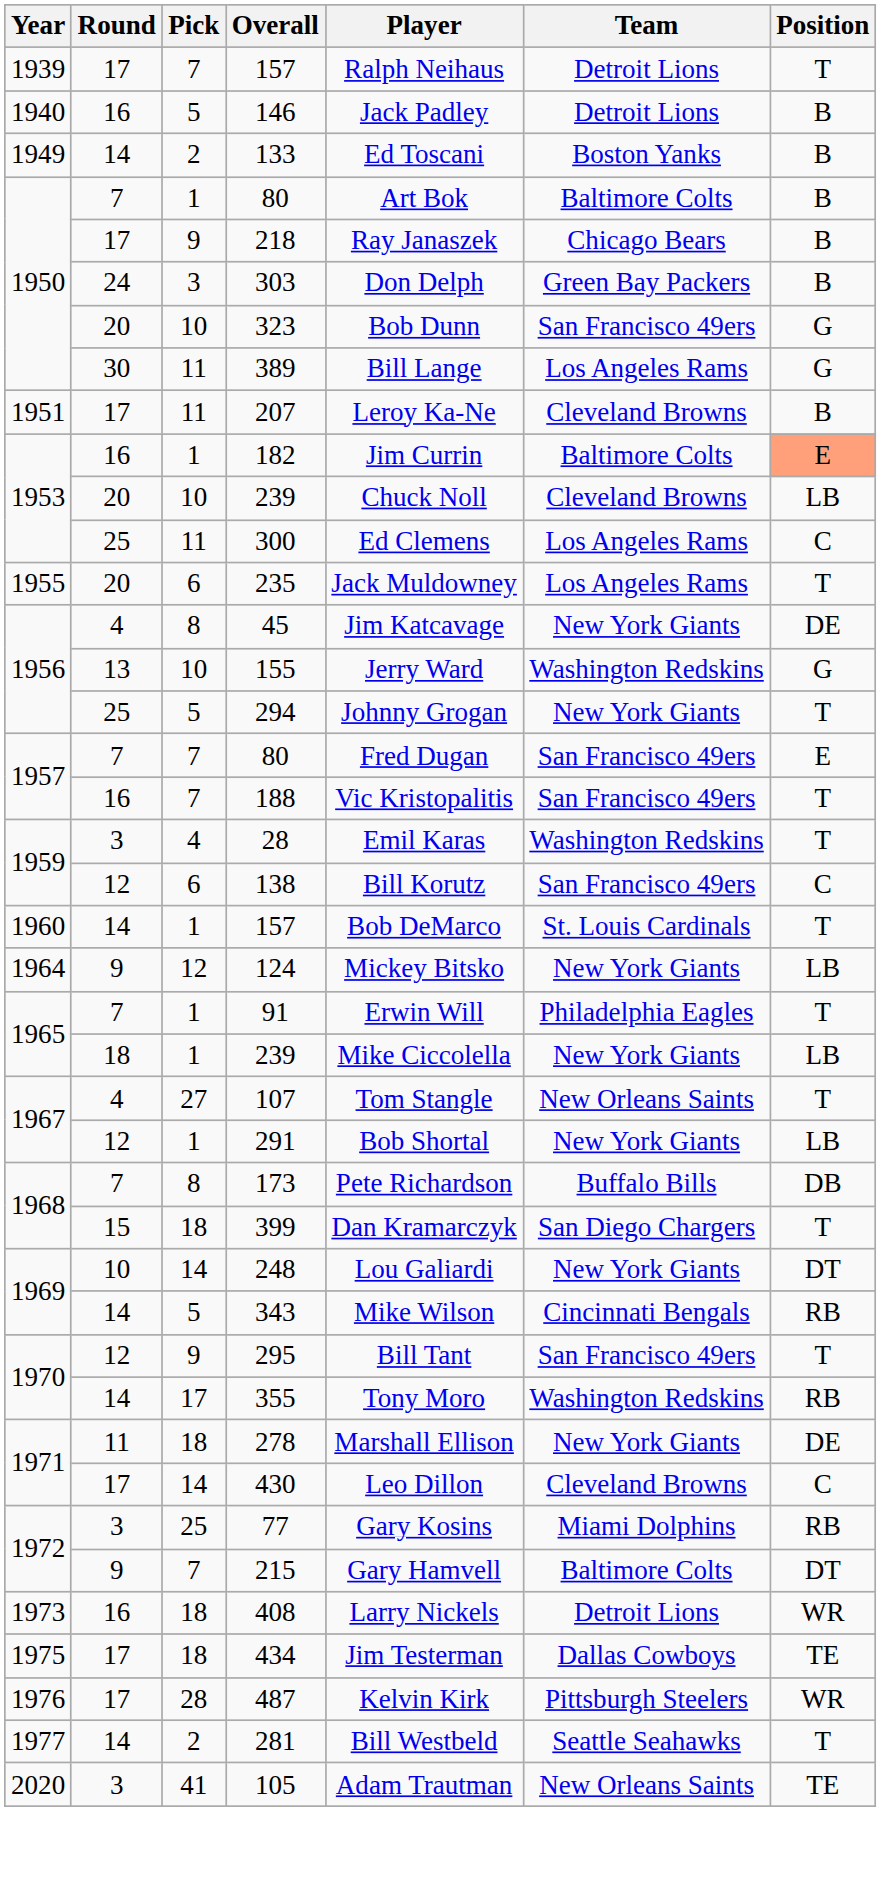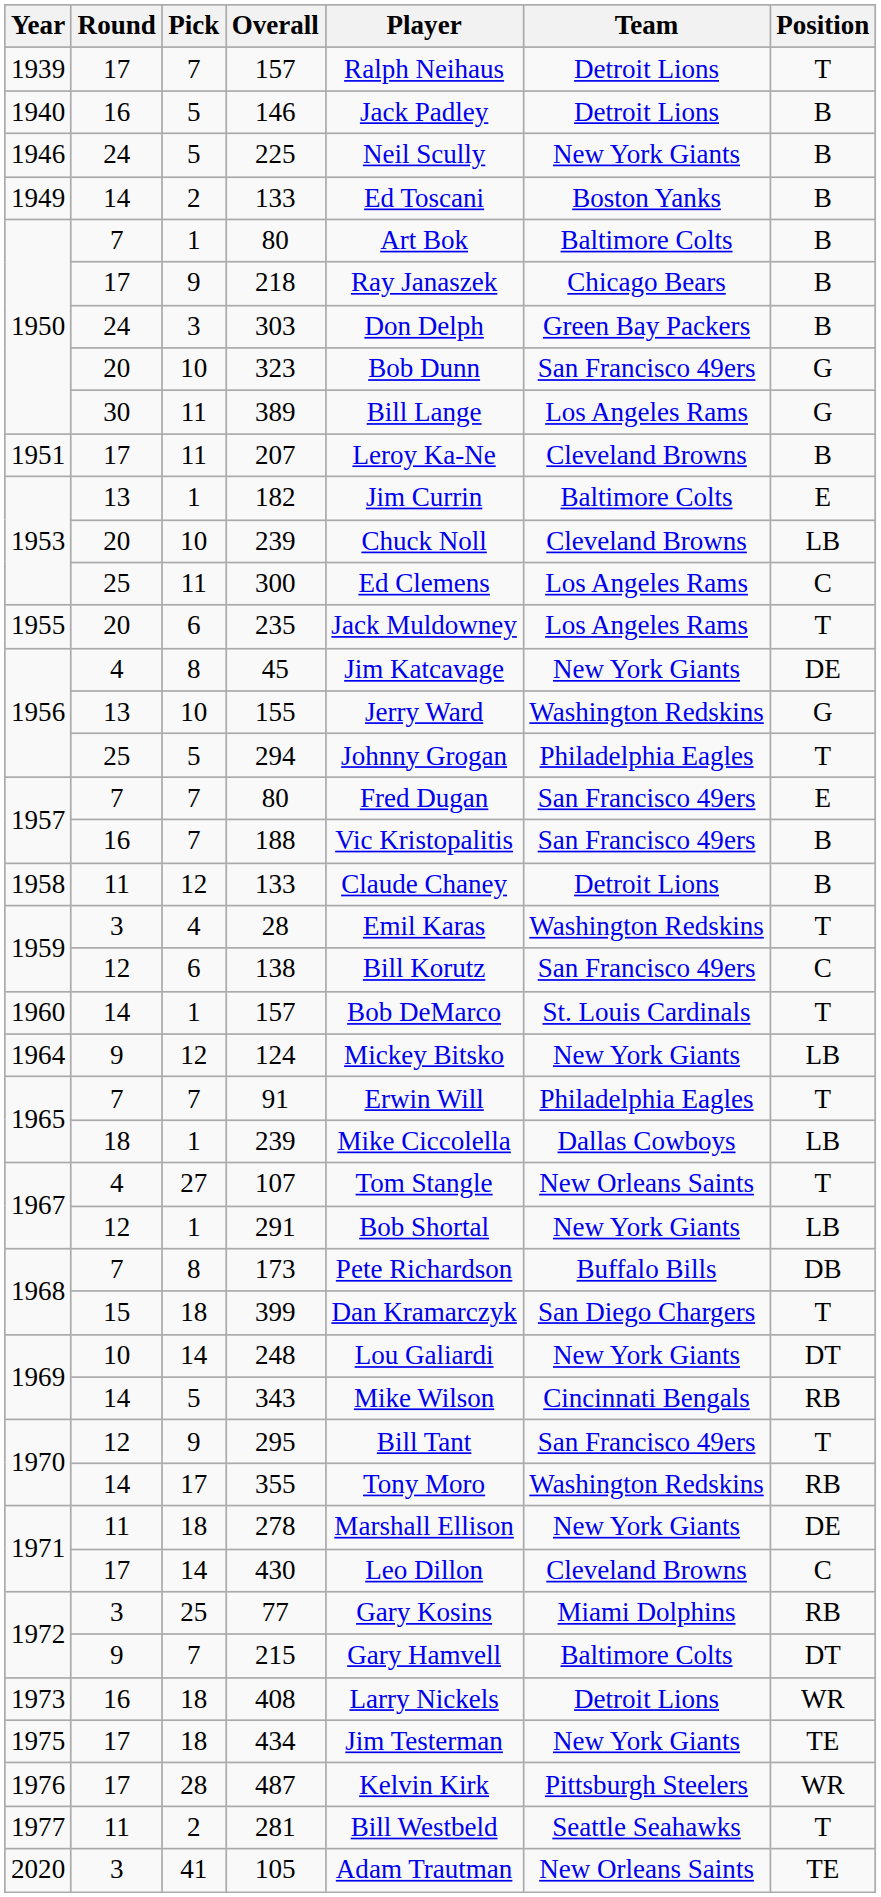+ row: (38, 154)
(117, 454) 16 -> (117, 497) 13
(823, 454) lightsalmon background -> (823, 497) no background
(647, 712) New York Giants -> (647, 754) Philadelphia Eagles
(823, 797) T -> (823, 840) B
+ row: (38, 883)
(194, 1012) 1 -> (194, 1098) 7
(647, 1055) New York Giants -> (647, 1140) Dallas Cowboys
(647, 1655) Dallas Cowboys -> (647, 1741) New York Giants
(117, 1741) 14 -> (117, 1827) 11
